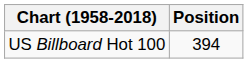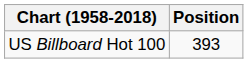(206, 44) 394 -> (206, 44) 393
